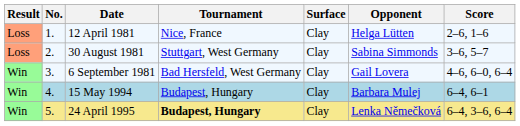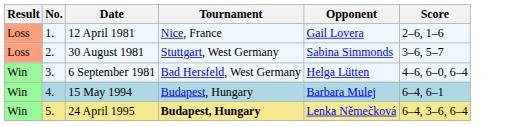- column: (326, 13)
(383, 33) Helga Lütten -> (335, 33) Gail Lovera
(380, 71) Gail Lovera -> (338, 71) Helga Lütten
